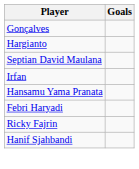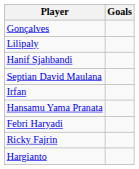+ row: (23, 44)
rows swapped: (27, 44) <-> (40, 140)
